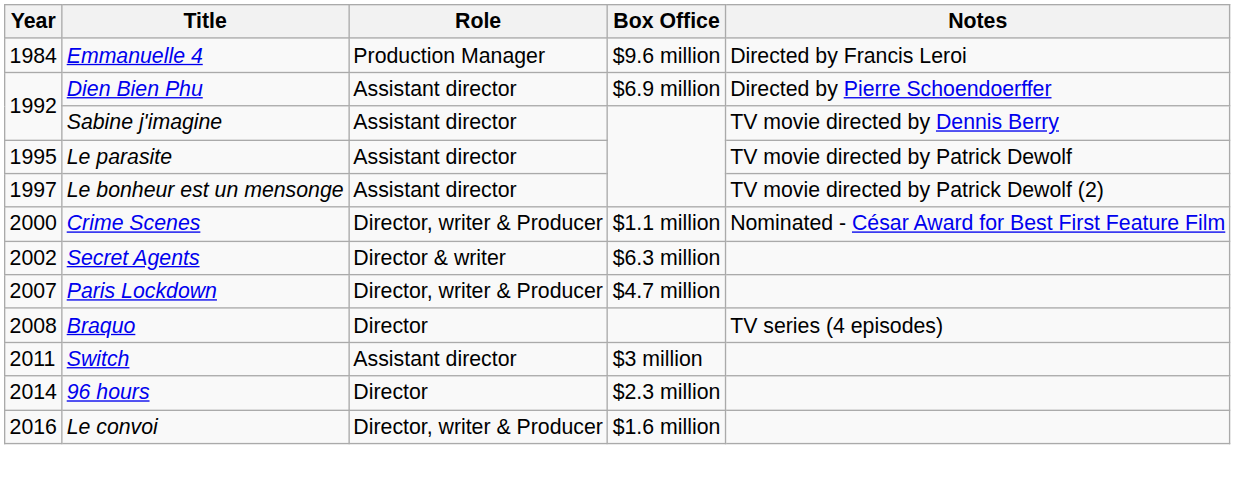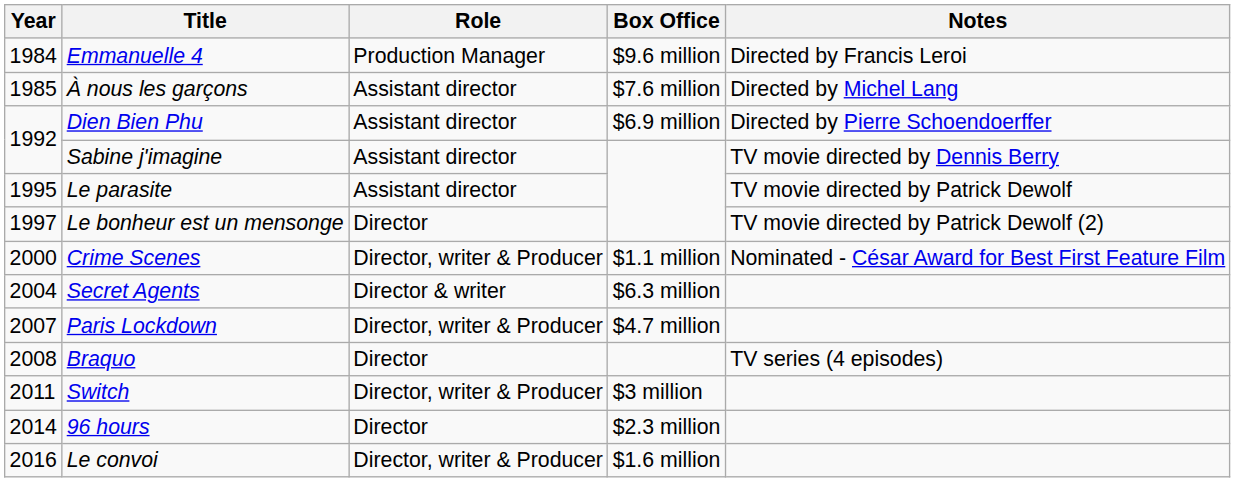+ row: (157, 88)
(435, 190) Assistant director -> (391, 223) Director
(33, 257) 2002 -> (33, 291) 2004
(435, 358) Assistant director -> (478, 392) Director, writer & Producer
